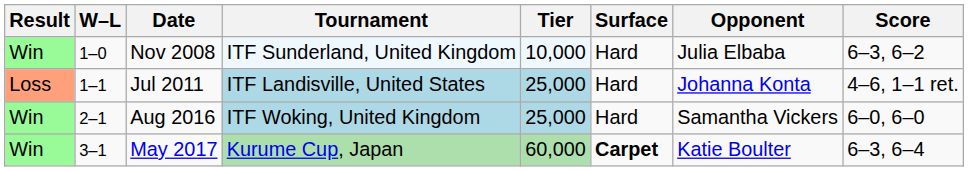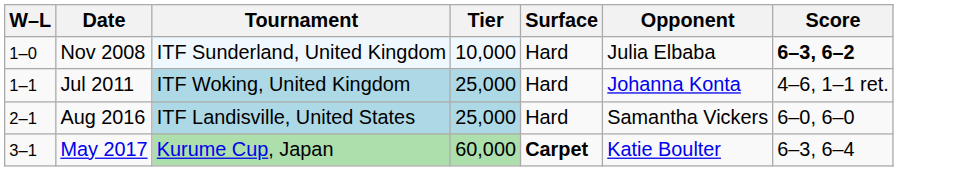- column: (40, 20)
(886, 52) normal -> (816, 52) bold
(356, 84) ITF Landisville, United States -> (284, 84) ITF Woking, United Kingdom
(353, 116) ITF Woking, United Kingdom -> (286, 116) ITF Landisville, United States
